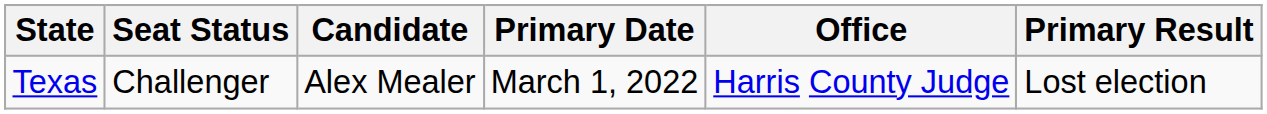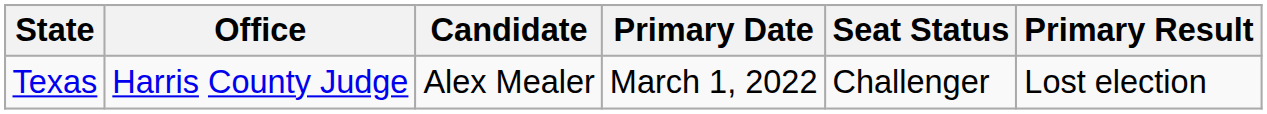columns swapped: (861, 30) <-> (201, 30)
